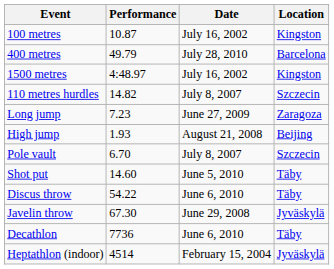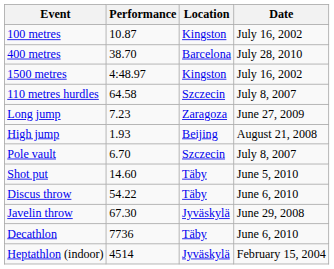columns swapped: (301, 14) <-> (227, 14)
(123, 54) 49.79 -> (123, 54) 38.70
(123, 94) 14.82 -> (123, 94) 64.58
